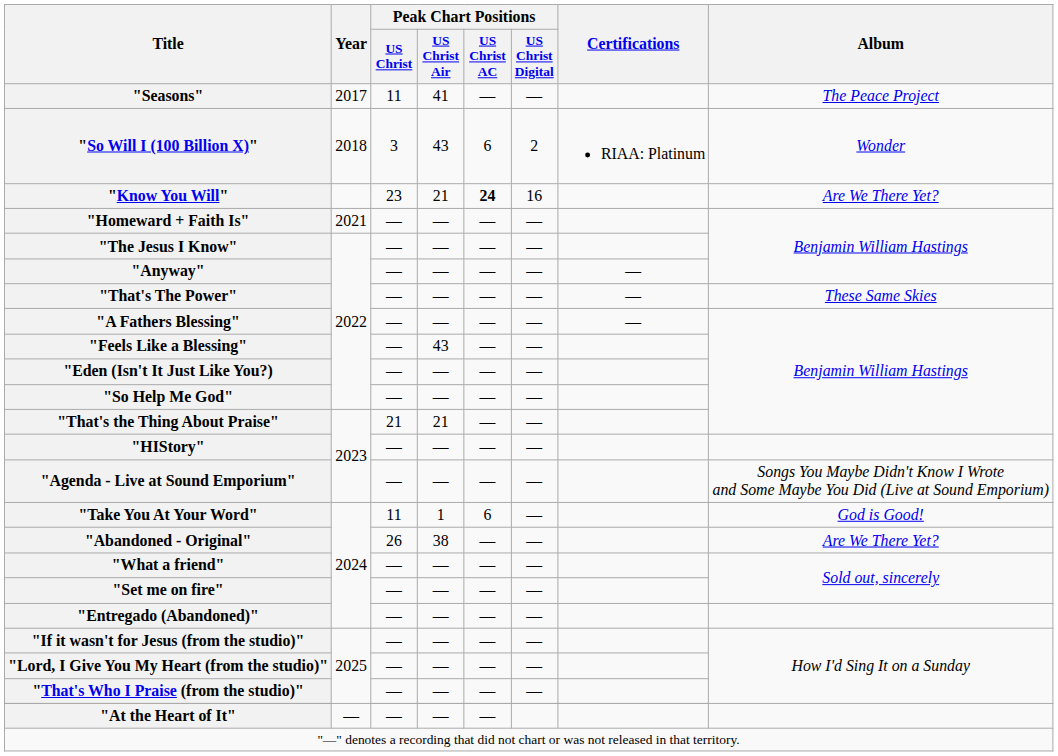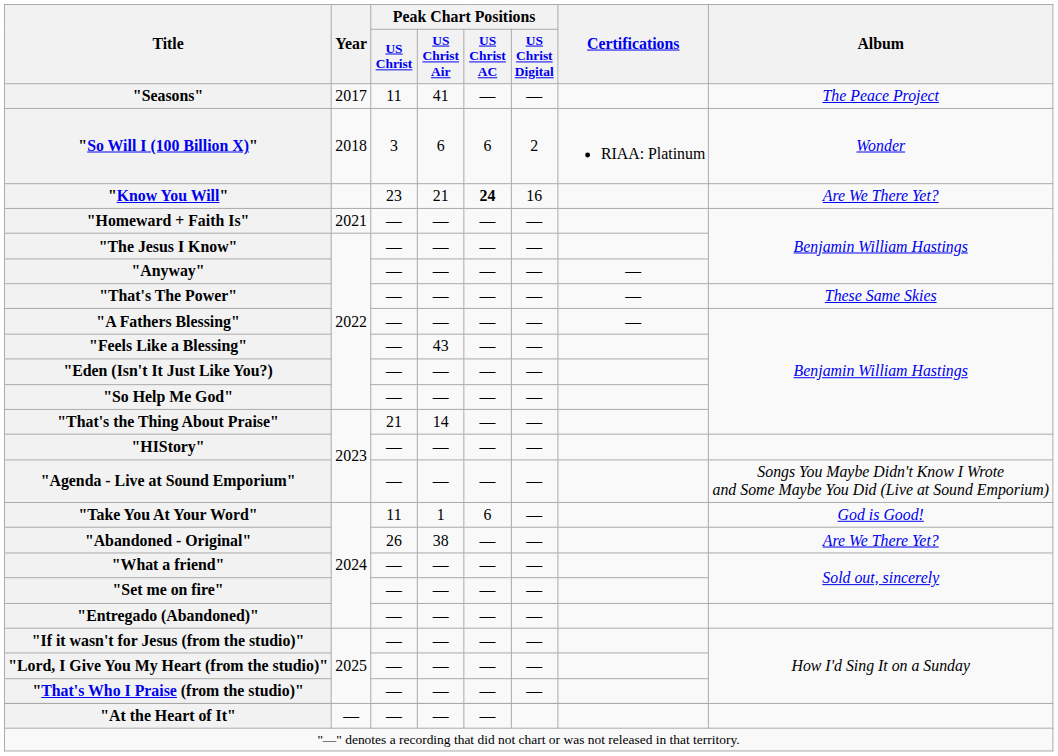(441, 145) 43 -> (441, 145) 6
(441, 421) 21 -> (441, 421) 14
